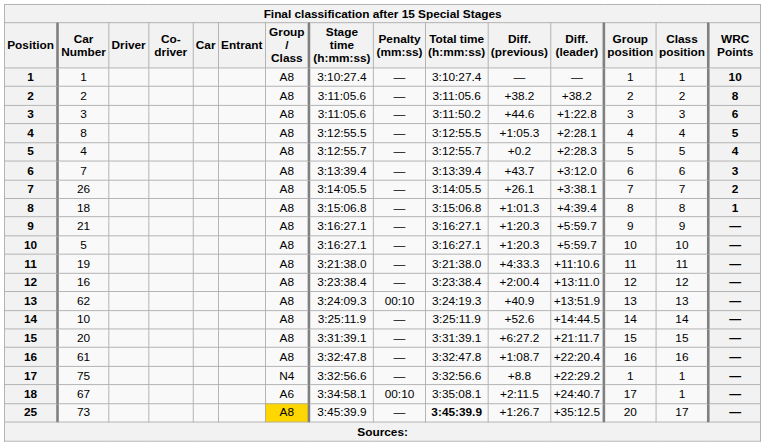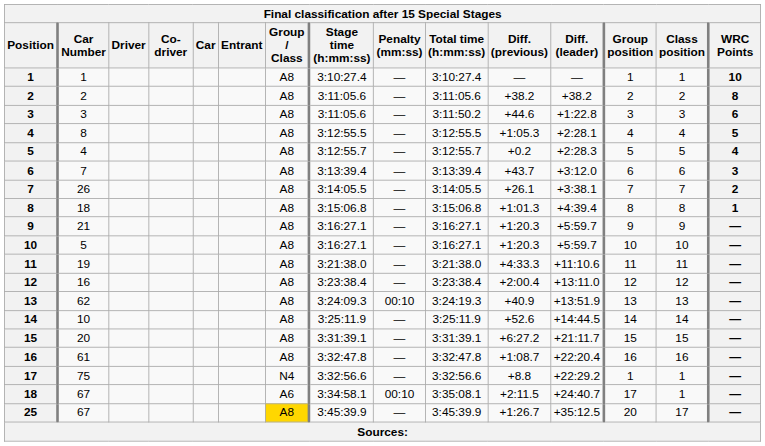(84, 412) 73 -> (84, 412) 67
(457, 412) bold -> (457, 412) normal
